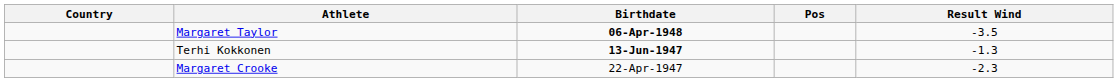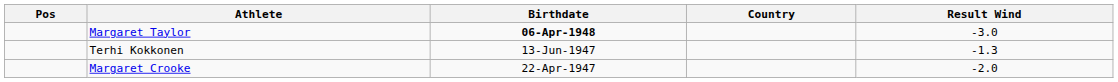columns swapped: (815, 14) <-> (89, 14)
(984, 32) -3.5 -> (984, 32) -3.0
(646, 50) bold -> (558, 50) normal
(984, 68) -2.3 -> (984, 68) -2.0
